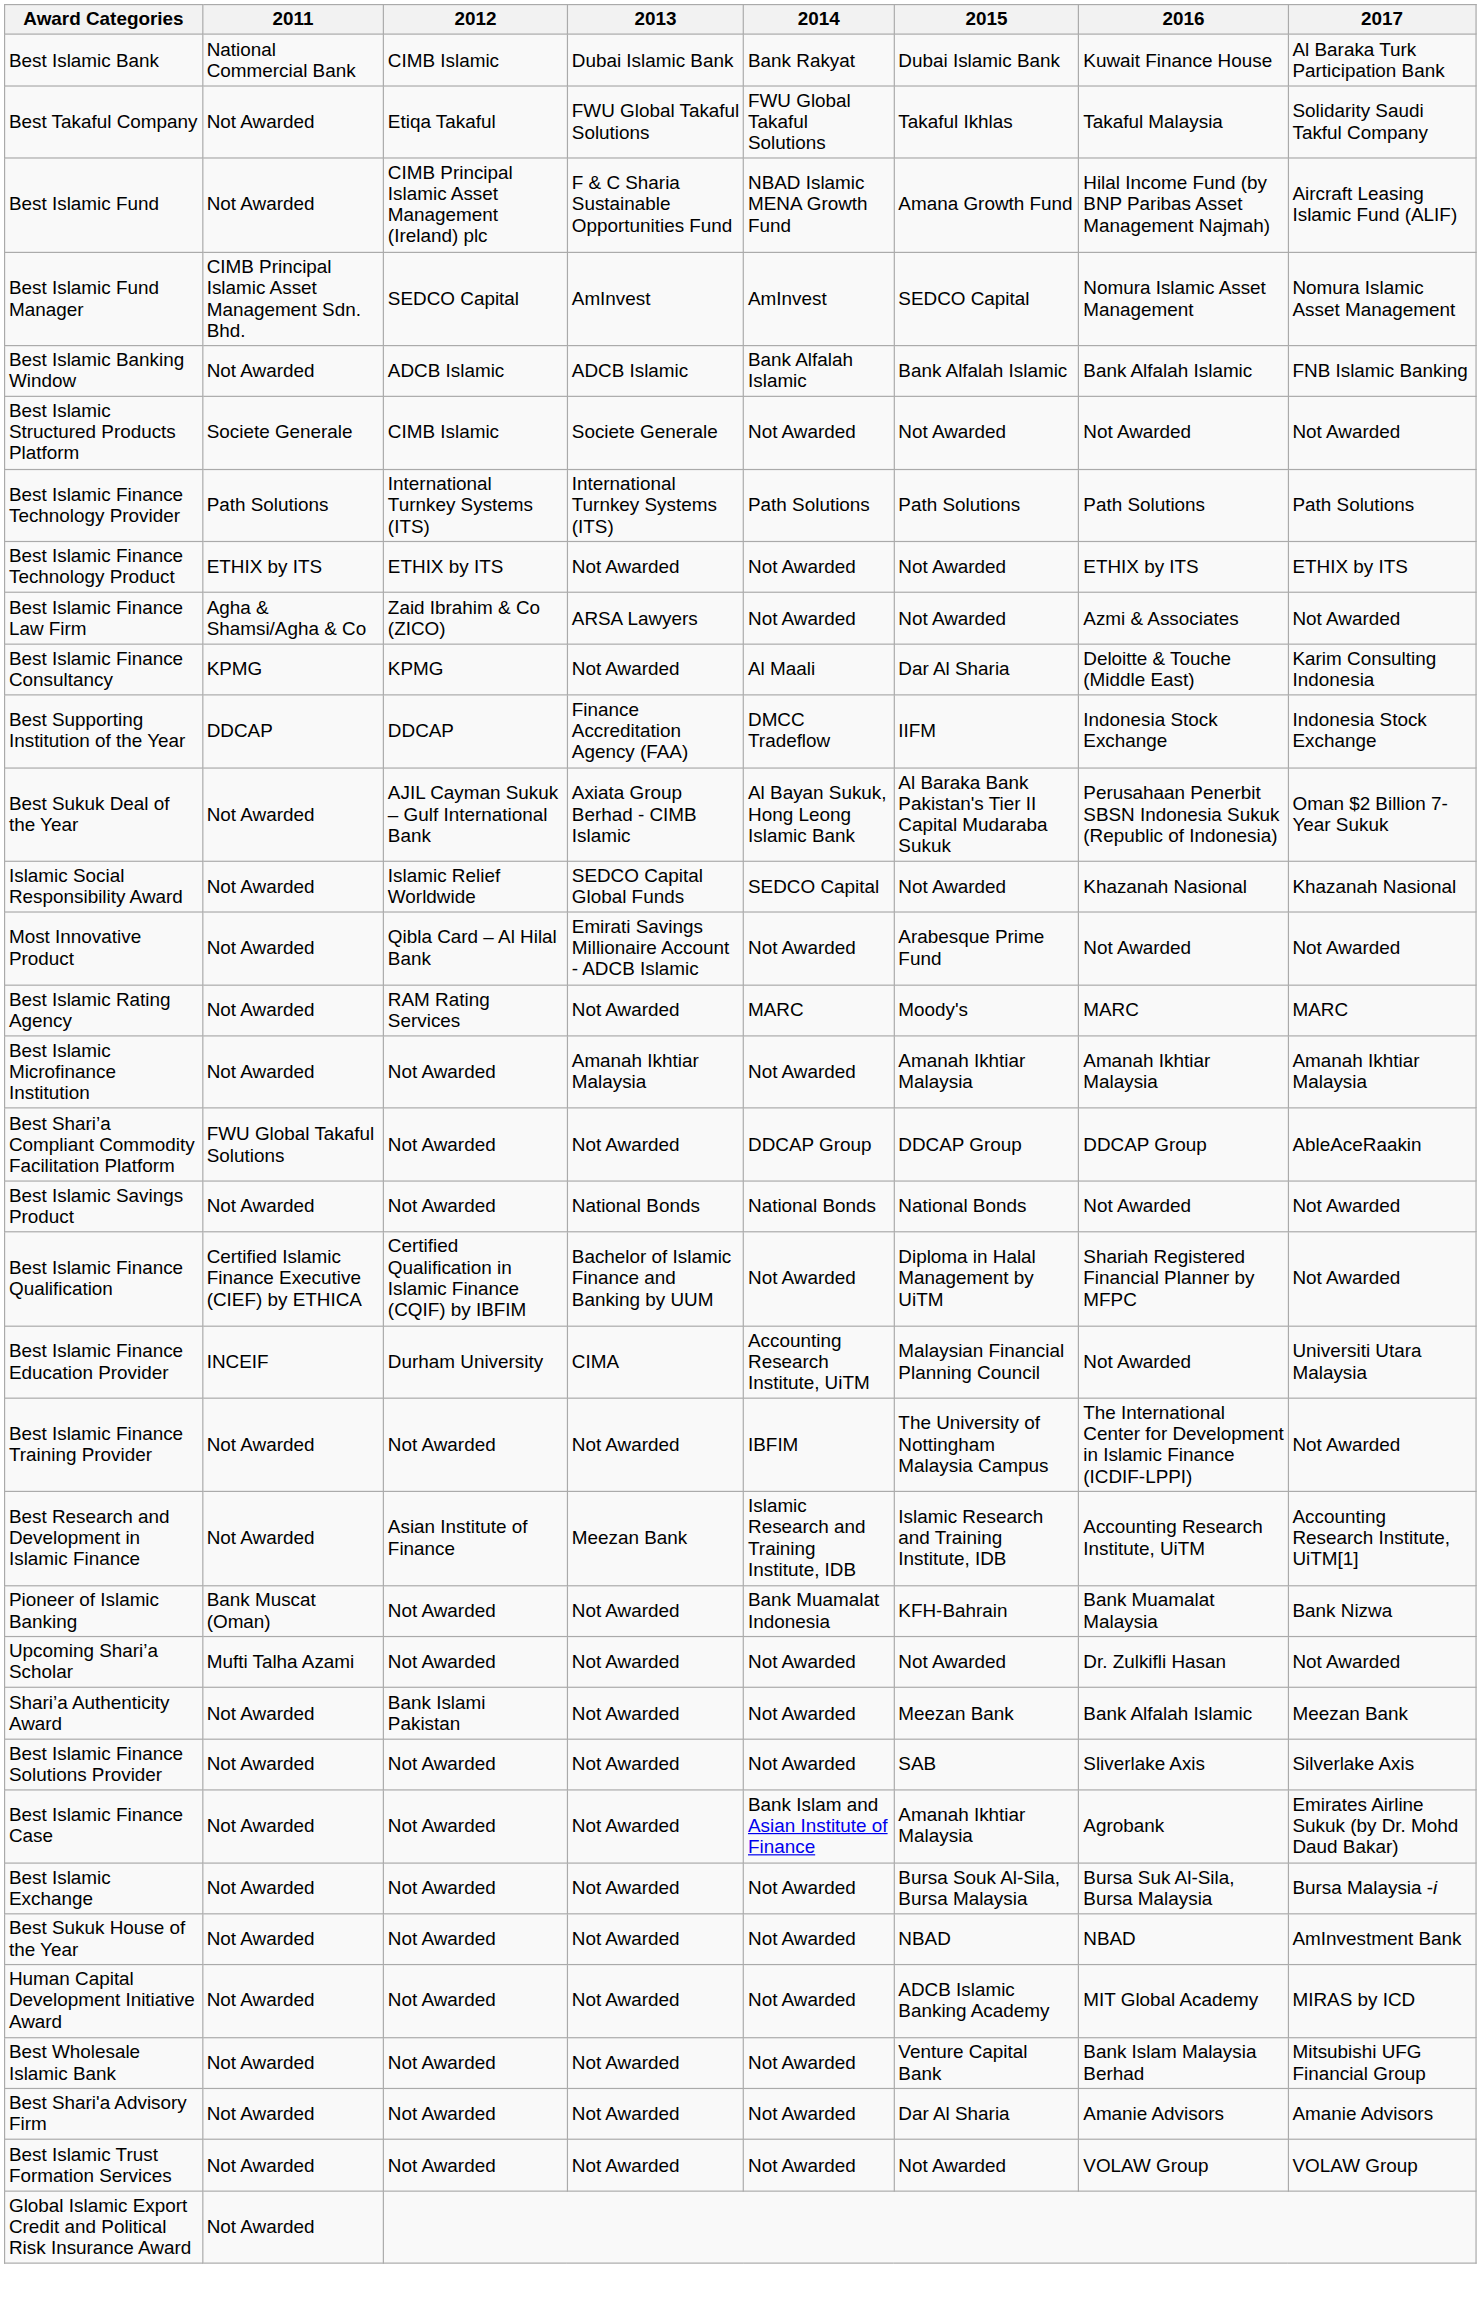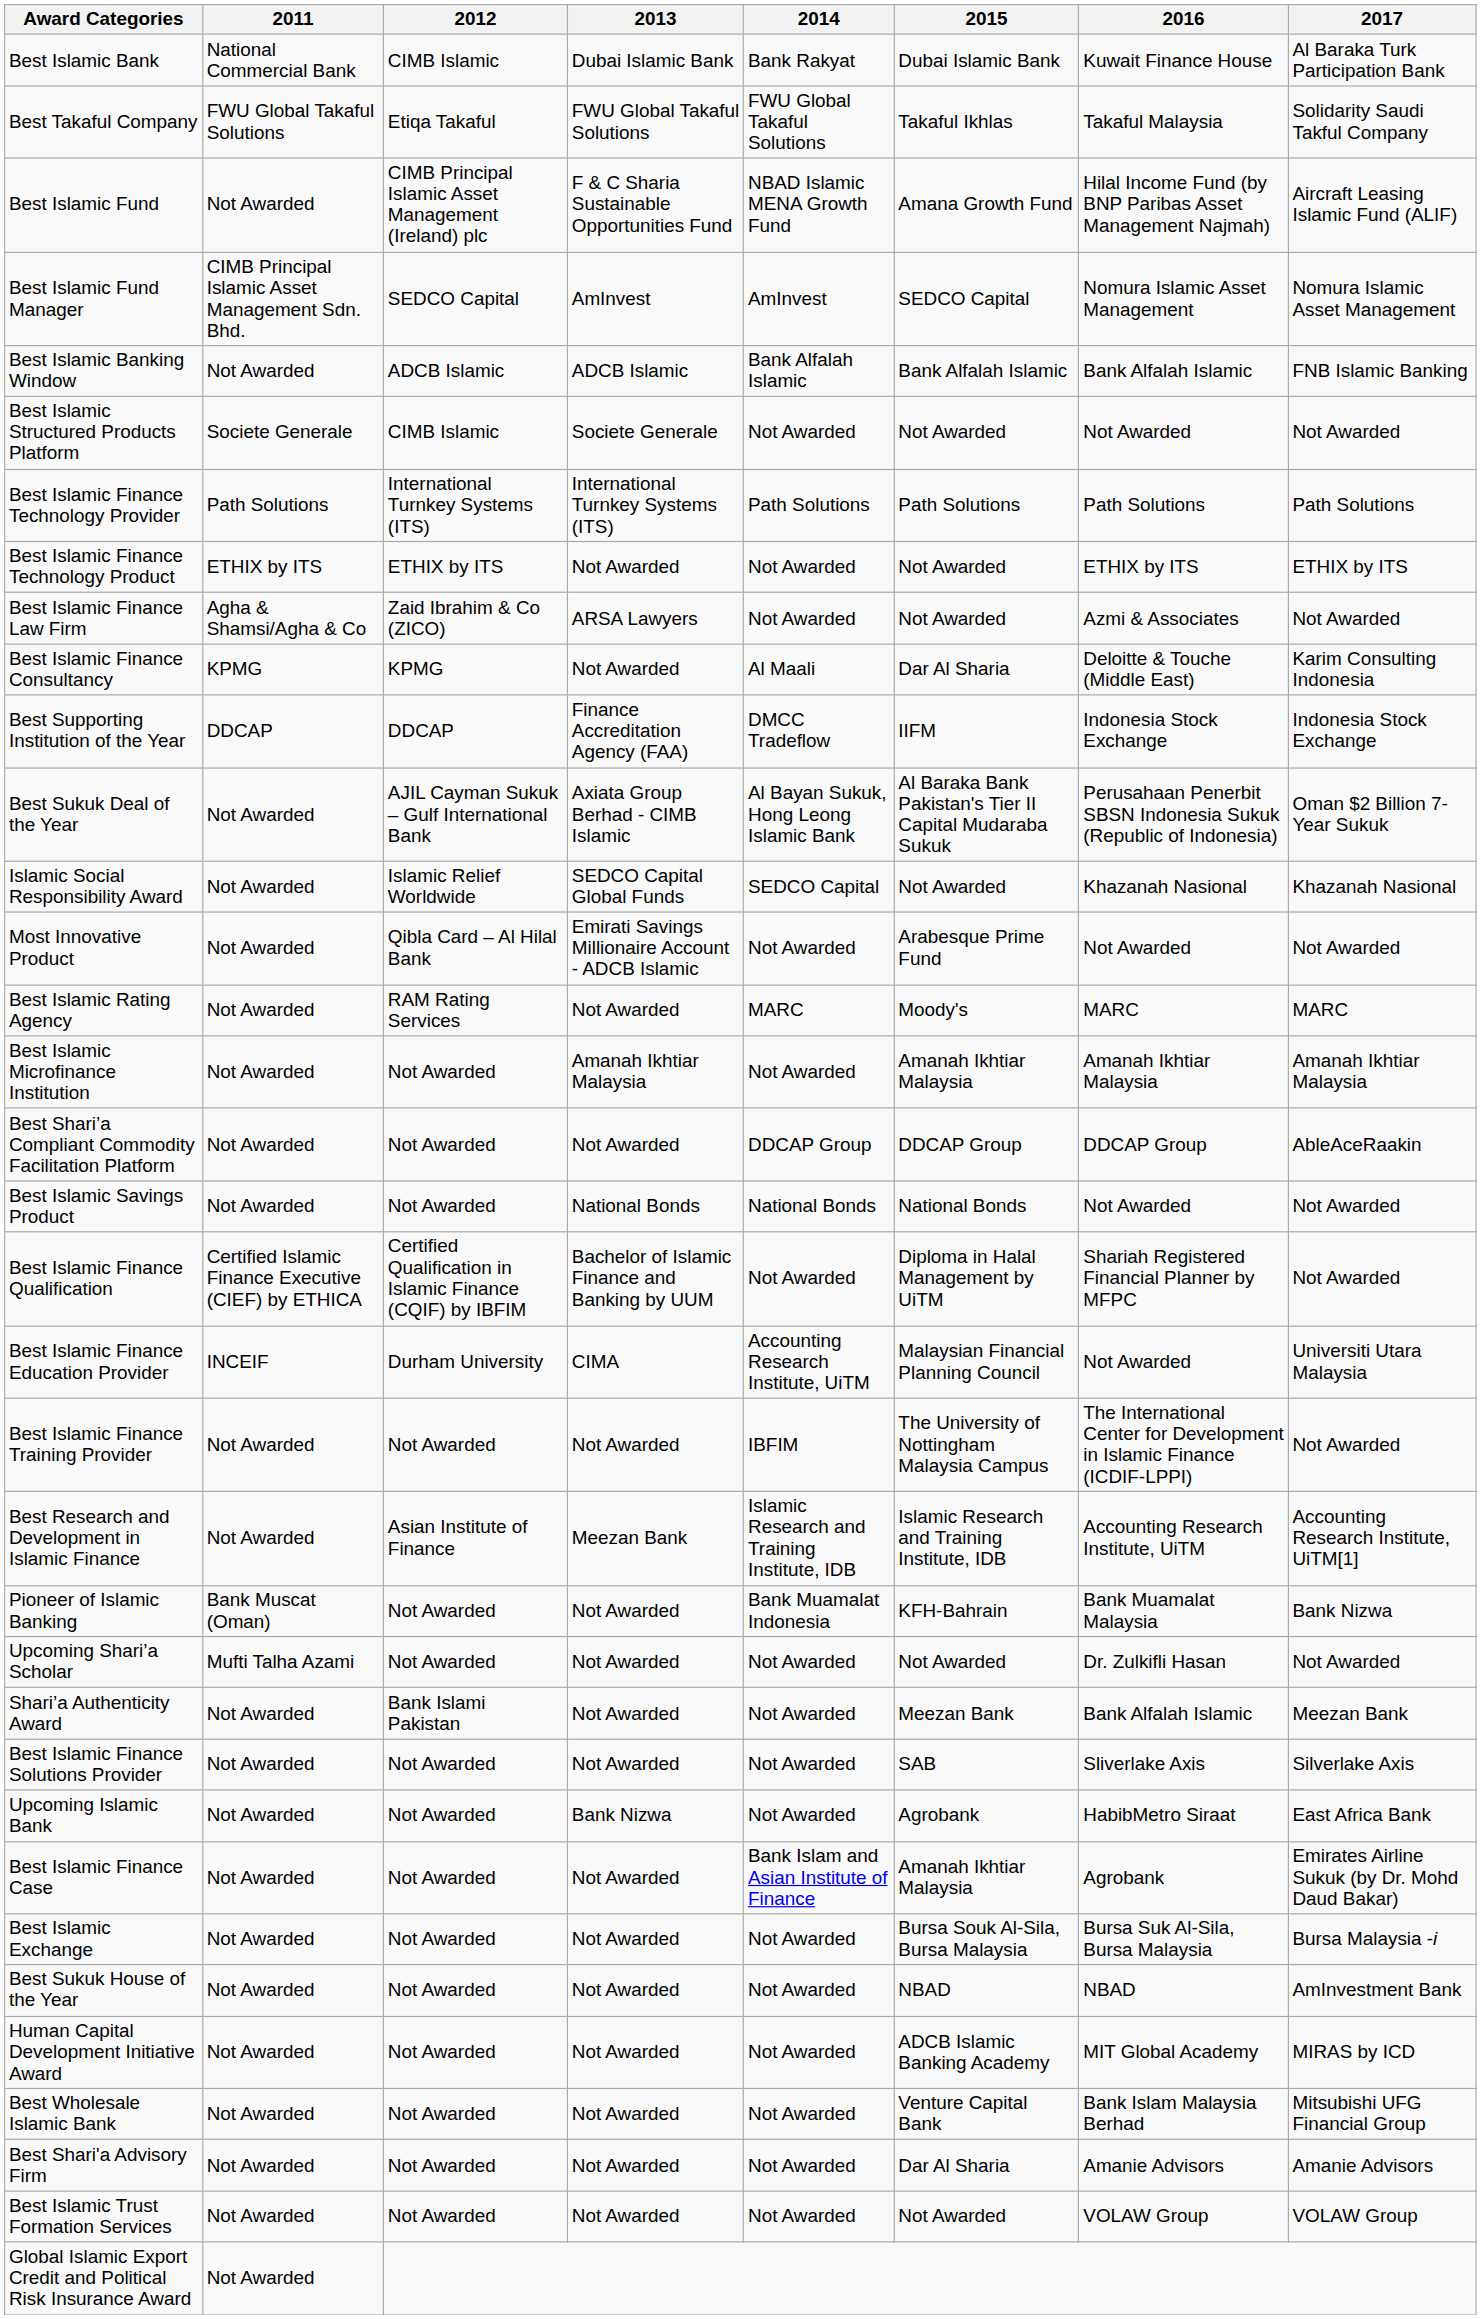(261, 121) Not Awarded -> (290, 121) FWU Global Takaful Solutions
(290, 1144) FWU Global Takaful Solutions -> (261, 1144) Not Awarded
+ row: (83, 1815)
